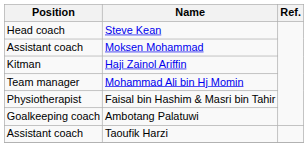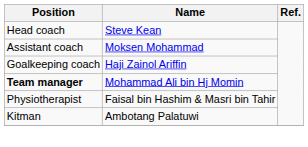(24, 64) Kitman -> (53, 64) Goalkeeping coach
(43, 82) normal -> (45, 82) bold
(53, 116) Goalkeeping coach -> (24, 116) Kitman
- row: (136, 133)
